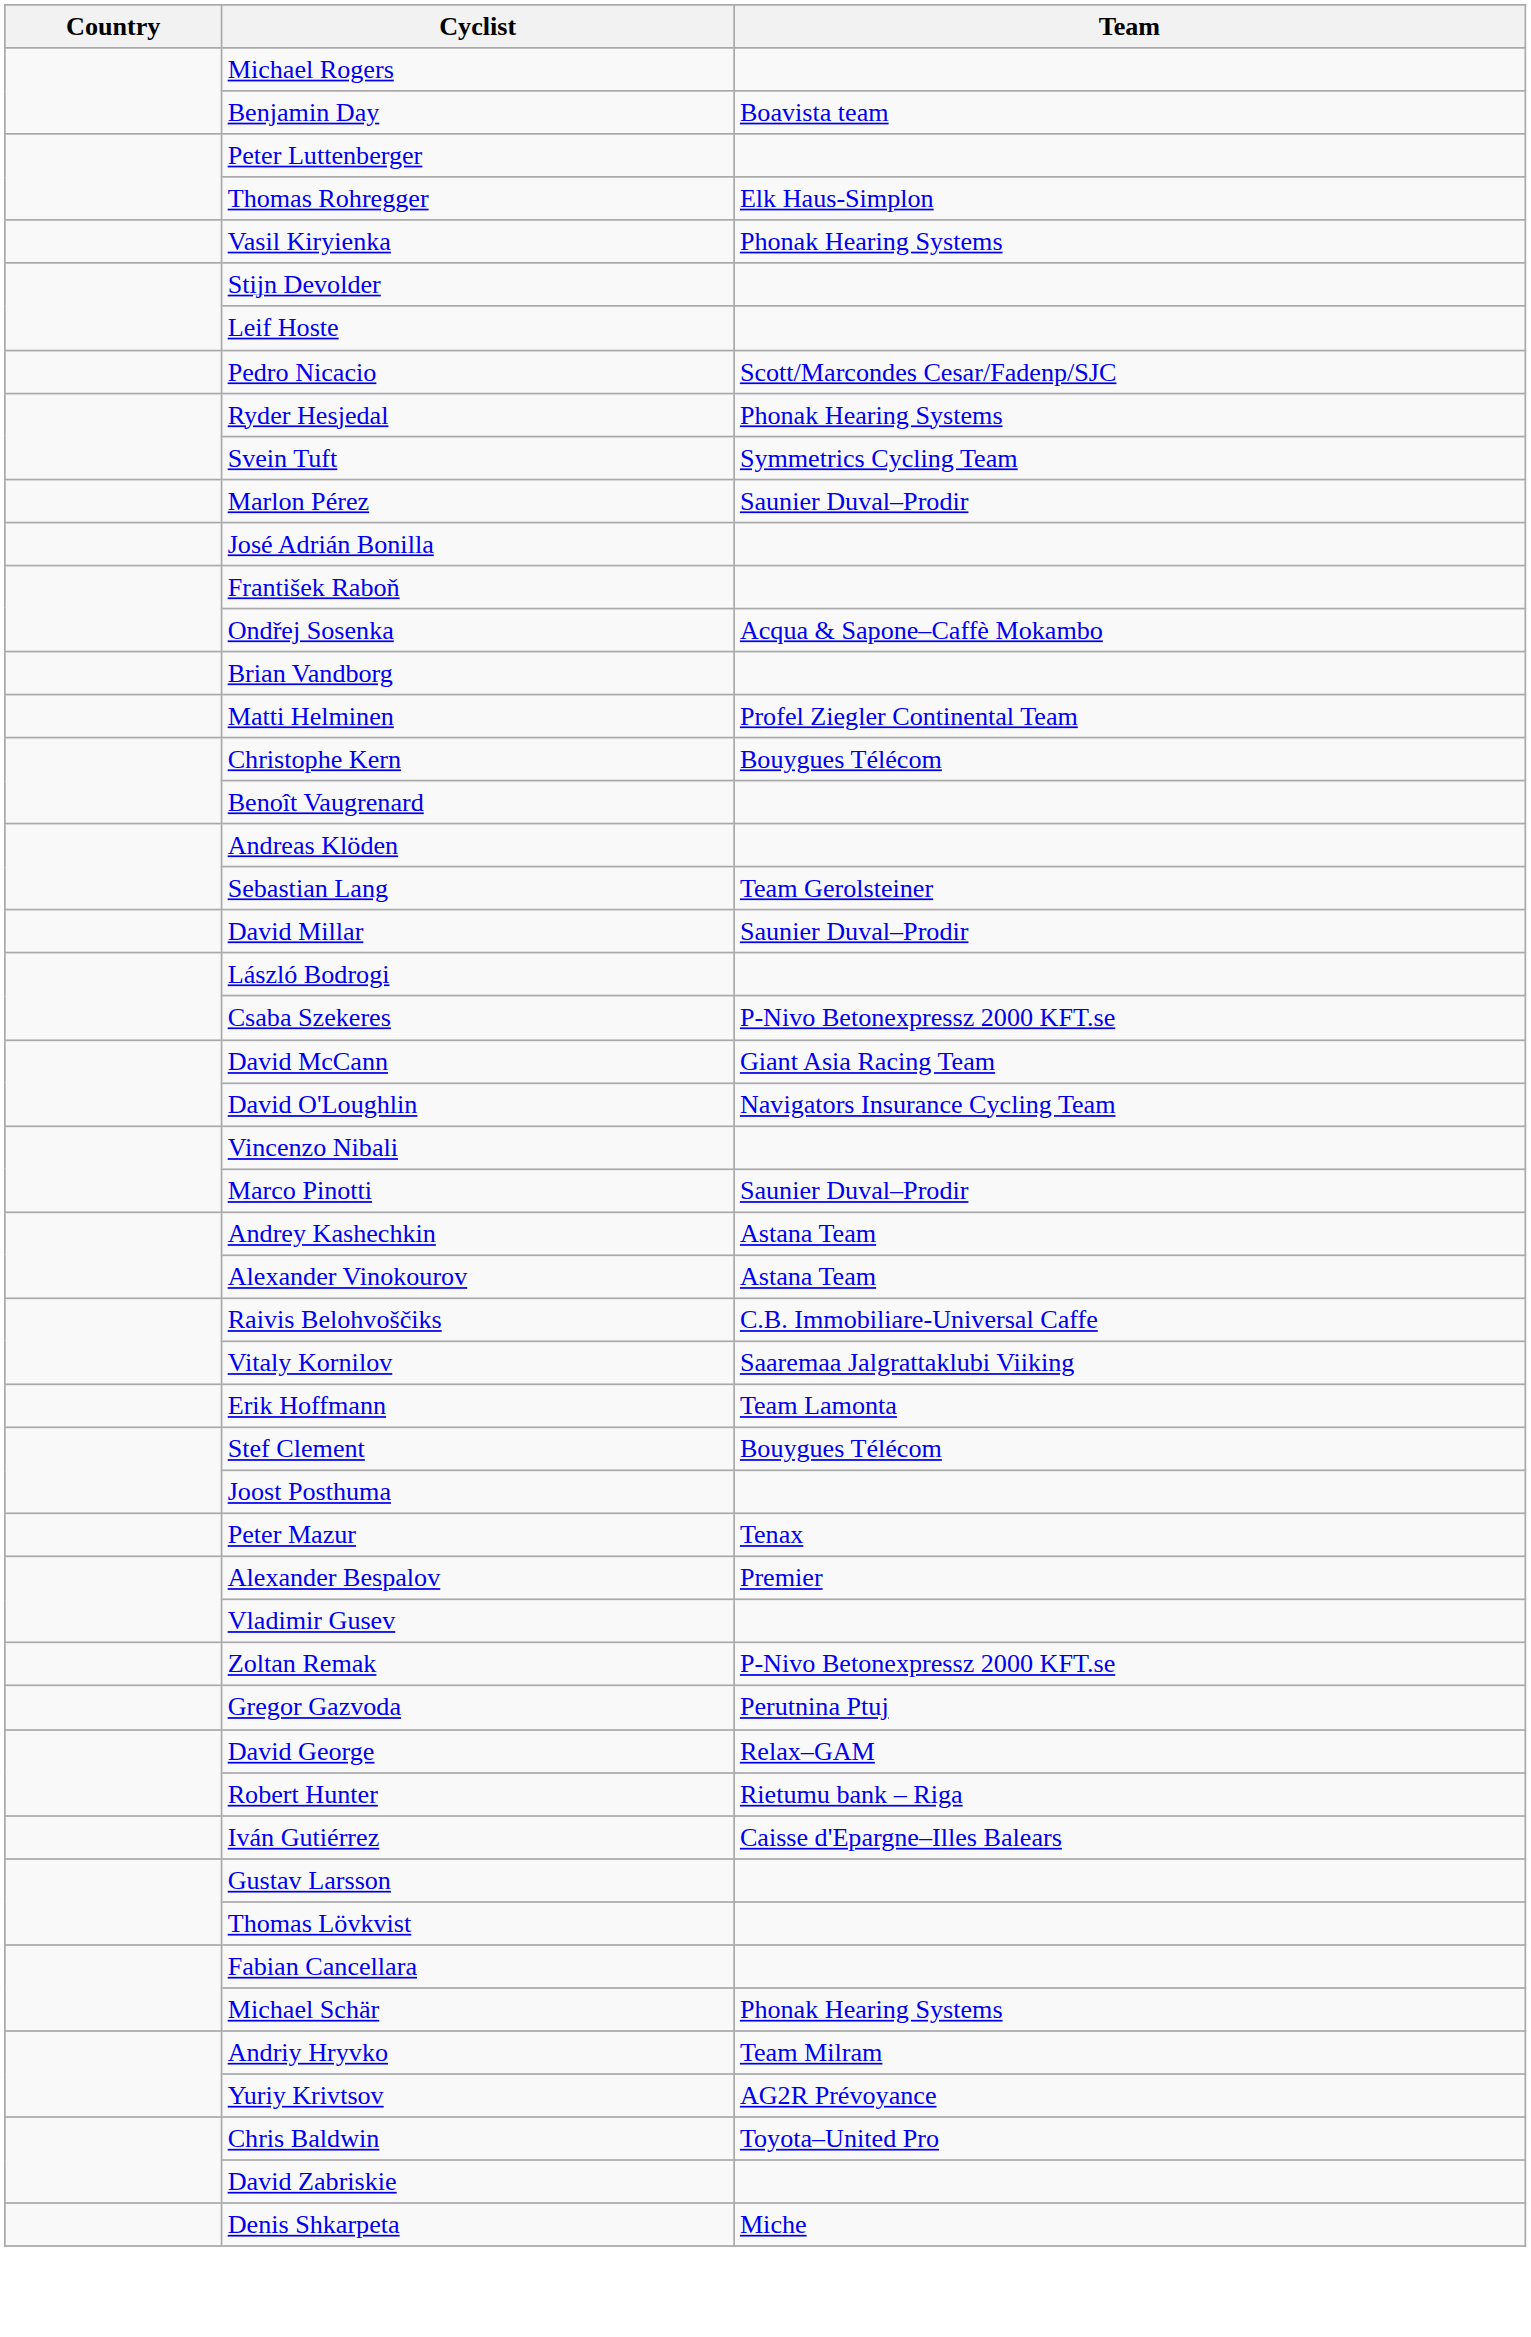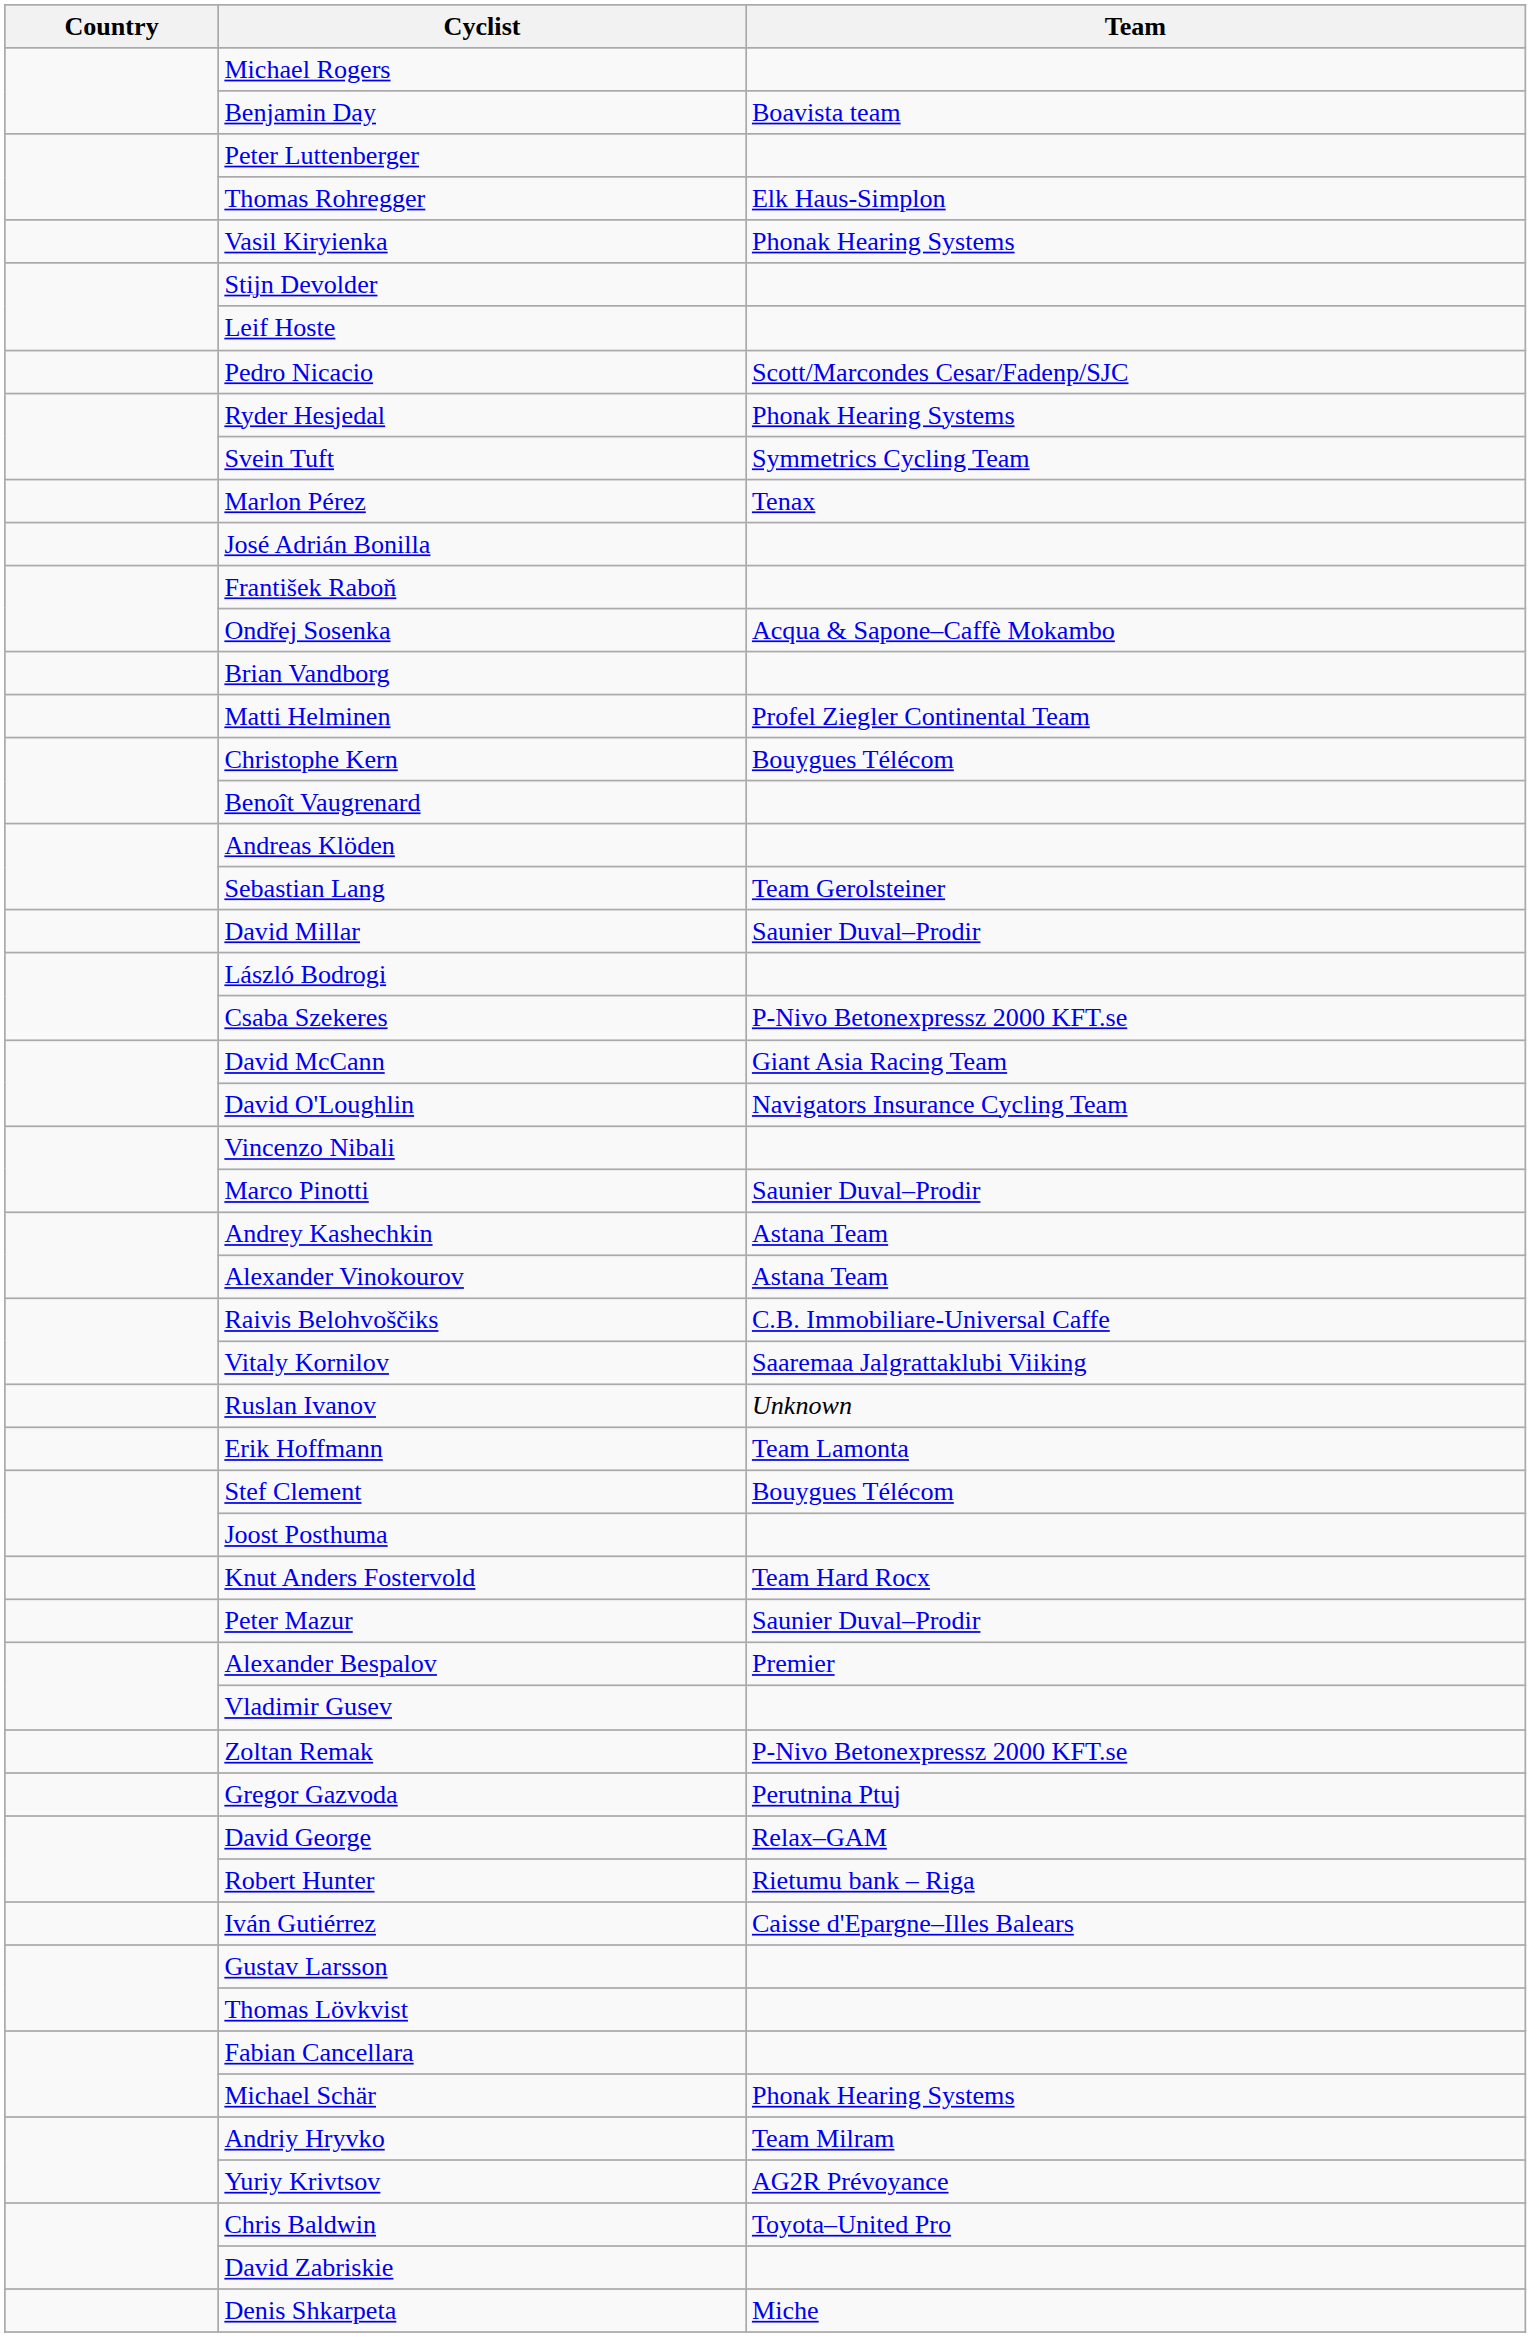(854, 500) Saunier Duval–Prodir -> (784, 500) Tenax
+ row: (300, 1405)
+ row: (350, 1578)
(772, 1535) Tenax -> (866, 1621) Saunier Duval–Prodir
